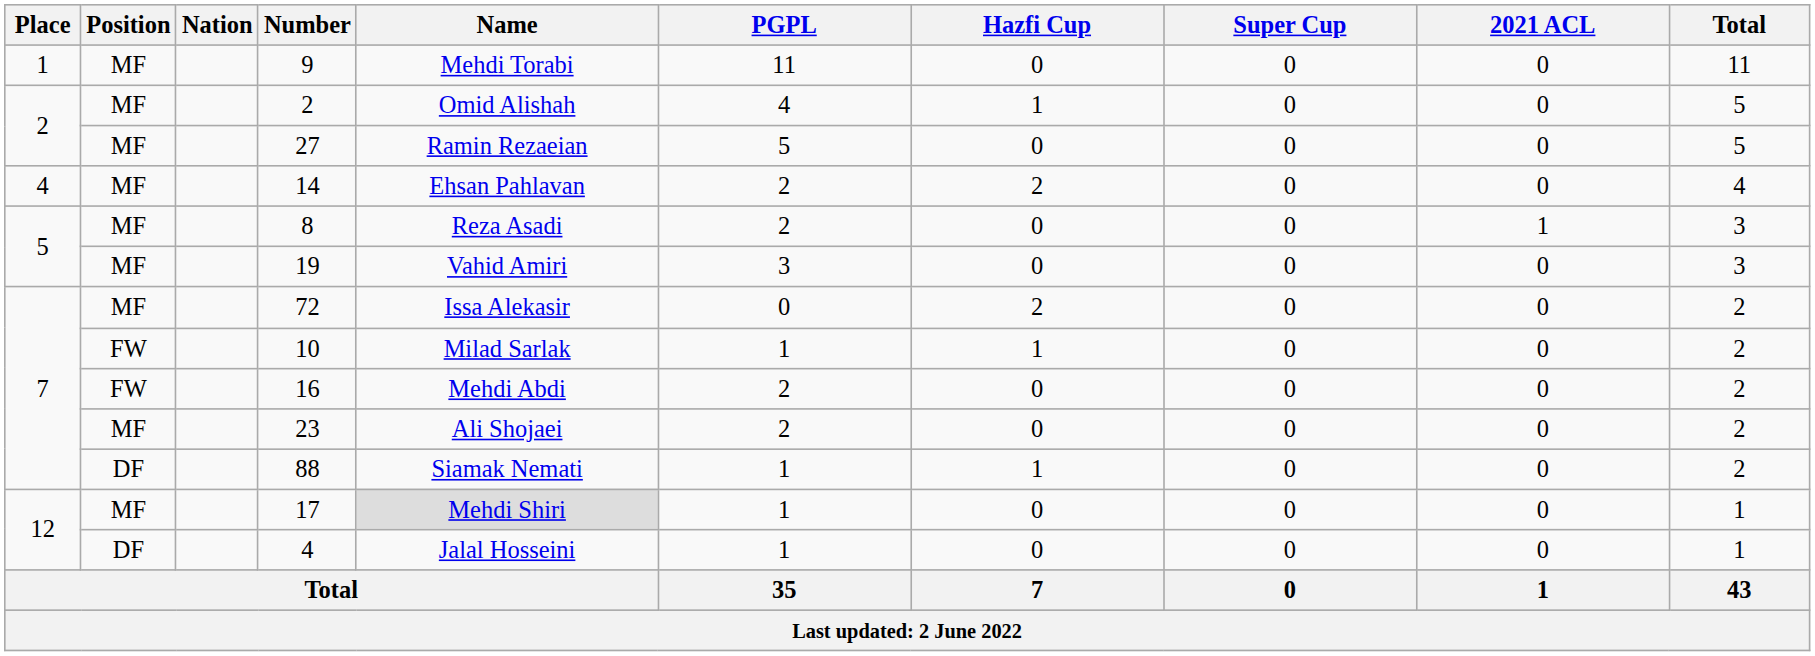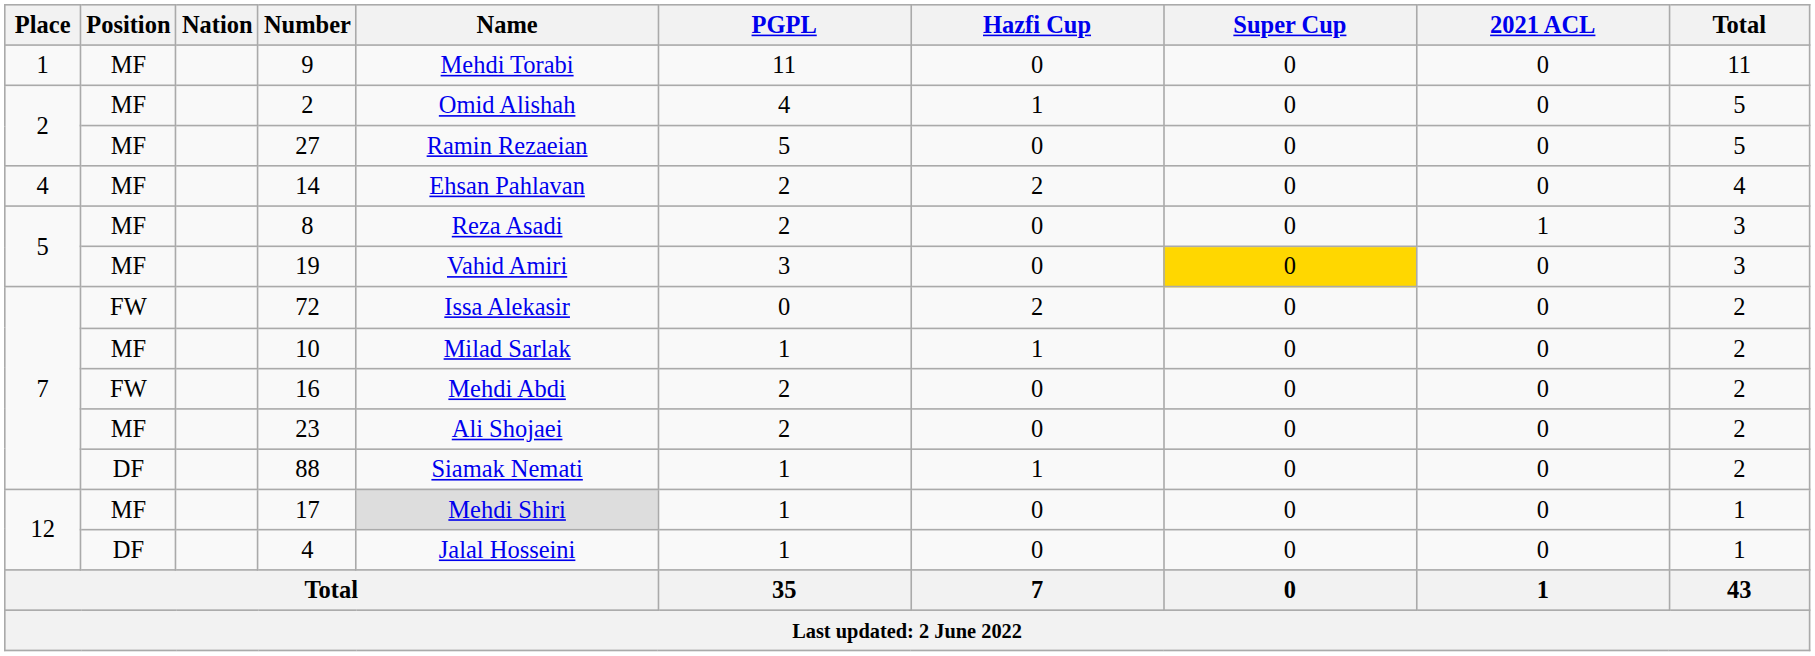(1290, 266) no background -> (1290, 266) gold background
(128, 307) MF -> (128, 307) FW
(128, 347) FW -> (128, 347) MF
